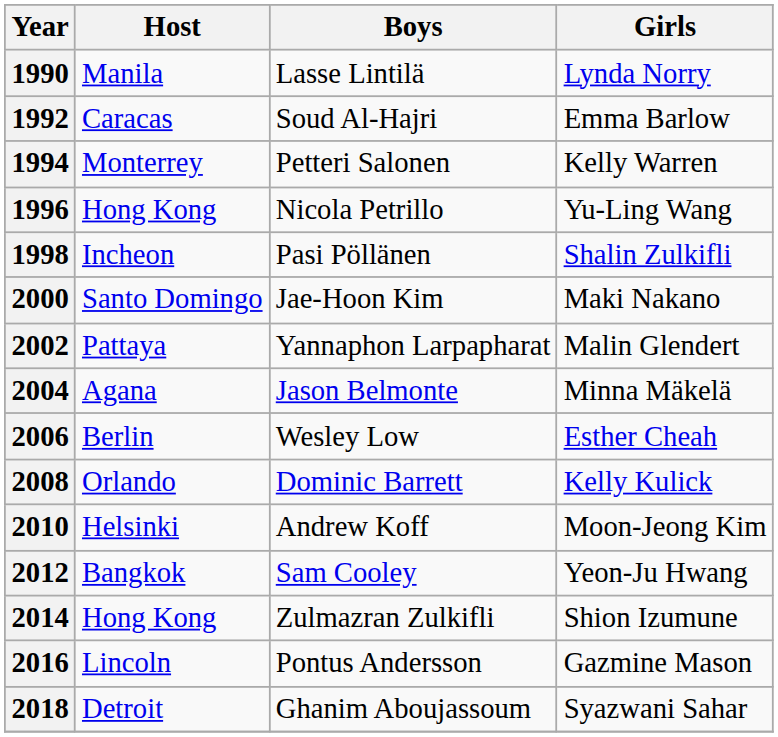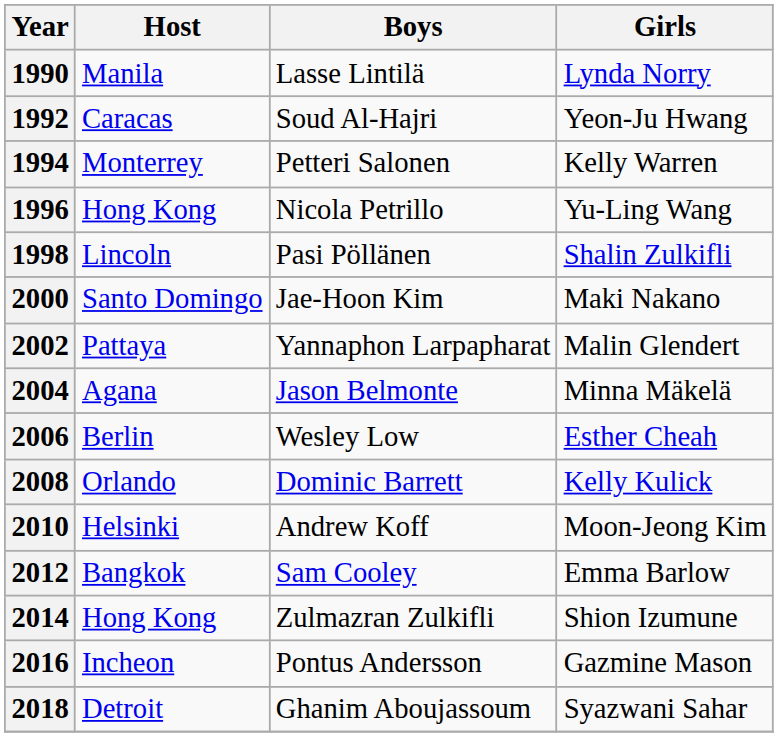(647, 118) Emma Barlow -> (656, 118) Yeon-Ju Hwang
(128, 254) Incheon -> (127, 254) Lincoln
(656, 572) Yeon-Ju Hwang -> (647, 572) Emma Barlow
(127, 663) Lincoln -> (128, 663) Incheon
